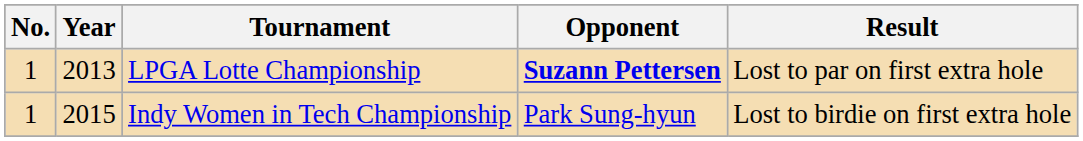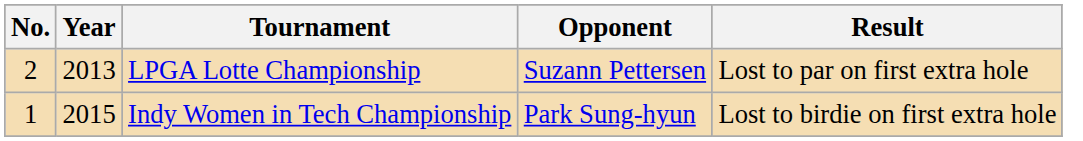(31, 70) 1 -> (31, 70) 2
(622, 70) bold -> (615, 70) normal
